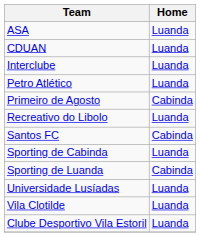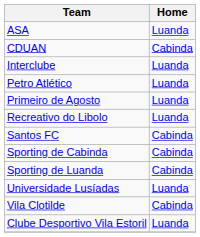(170, 48) Luanda -> (172, 48) Cabinda
(172, 100) Cabinda -> (170, 100) Luanda
(170, 153) Luanda -> (172, 153) Cabinda
(170, 205) Luanda -> (172, 205) Cabinda
